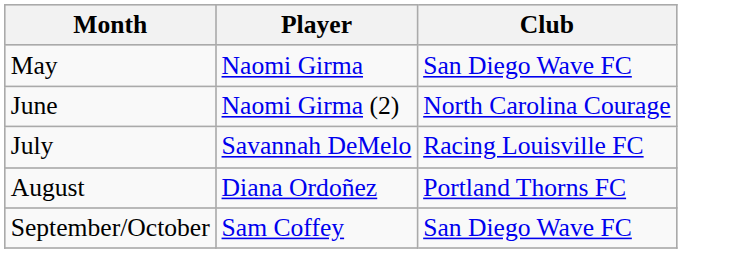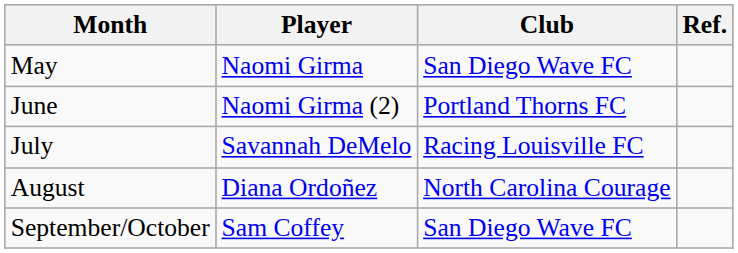+ column: (705, 24)
(547, 106) North Carolina Courage -> (525, 106) Portland Thorns FC
(525, 187) Portland Thorns FC -> (547, 187) North Carolina Courage
